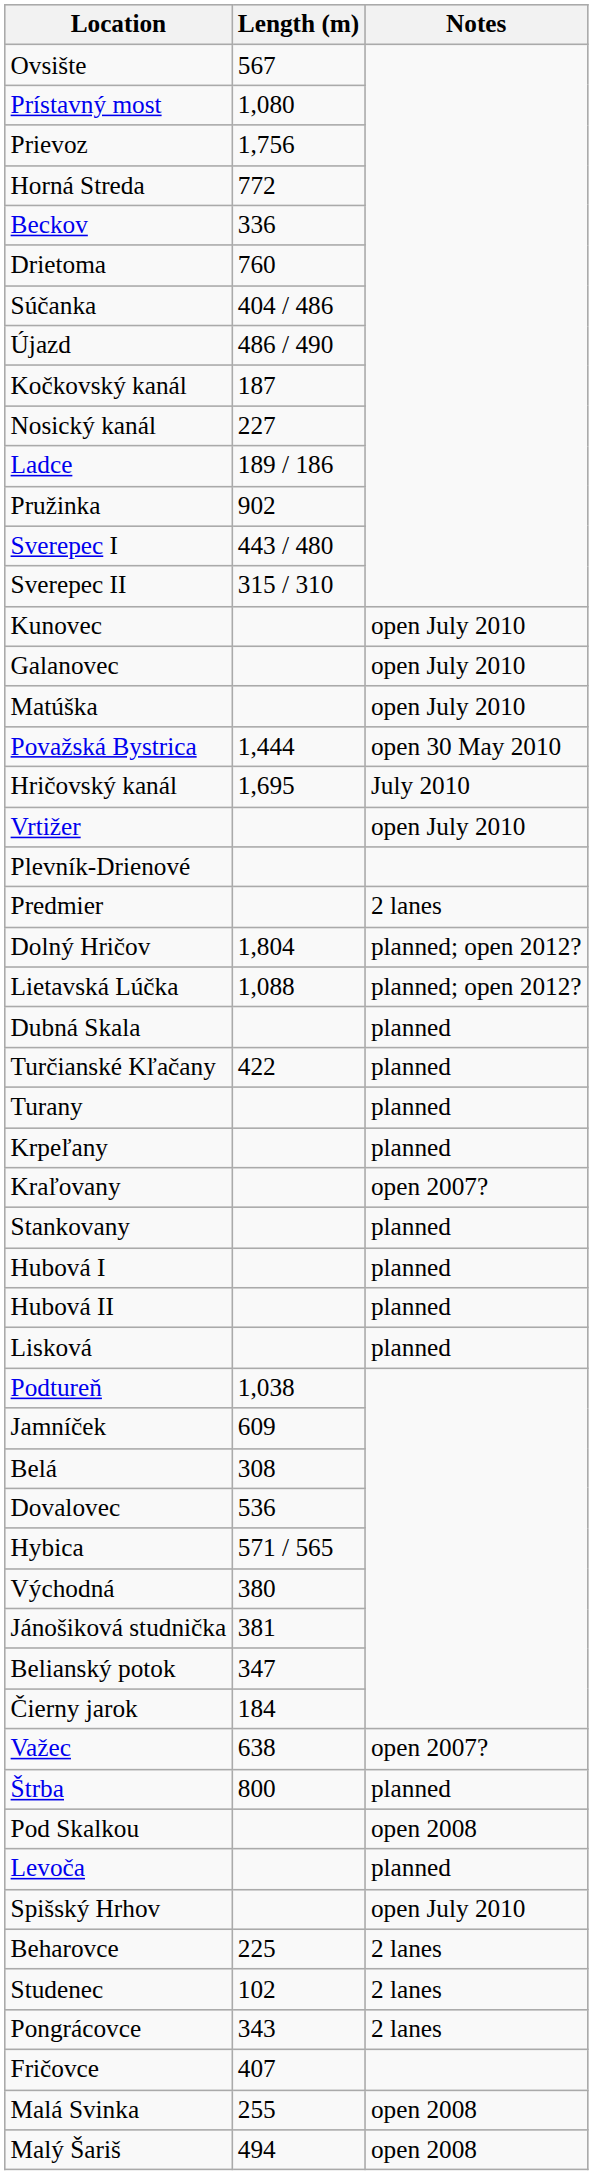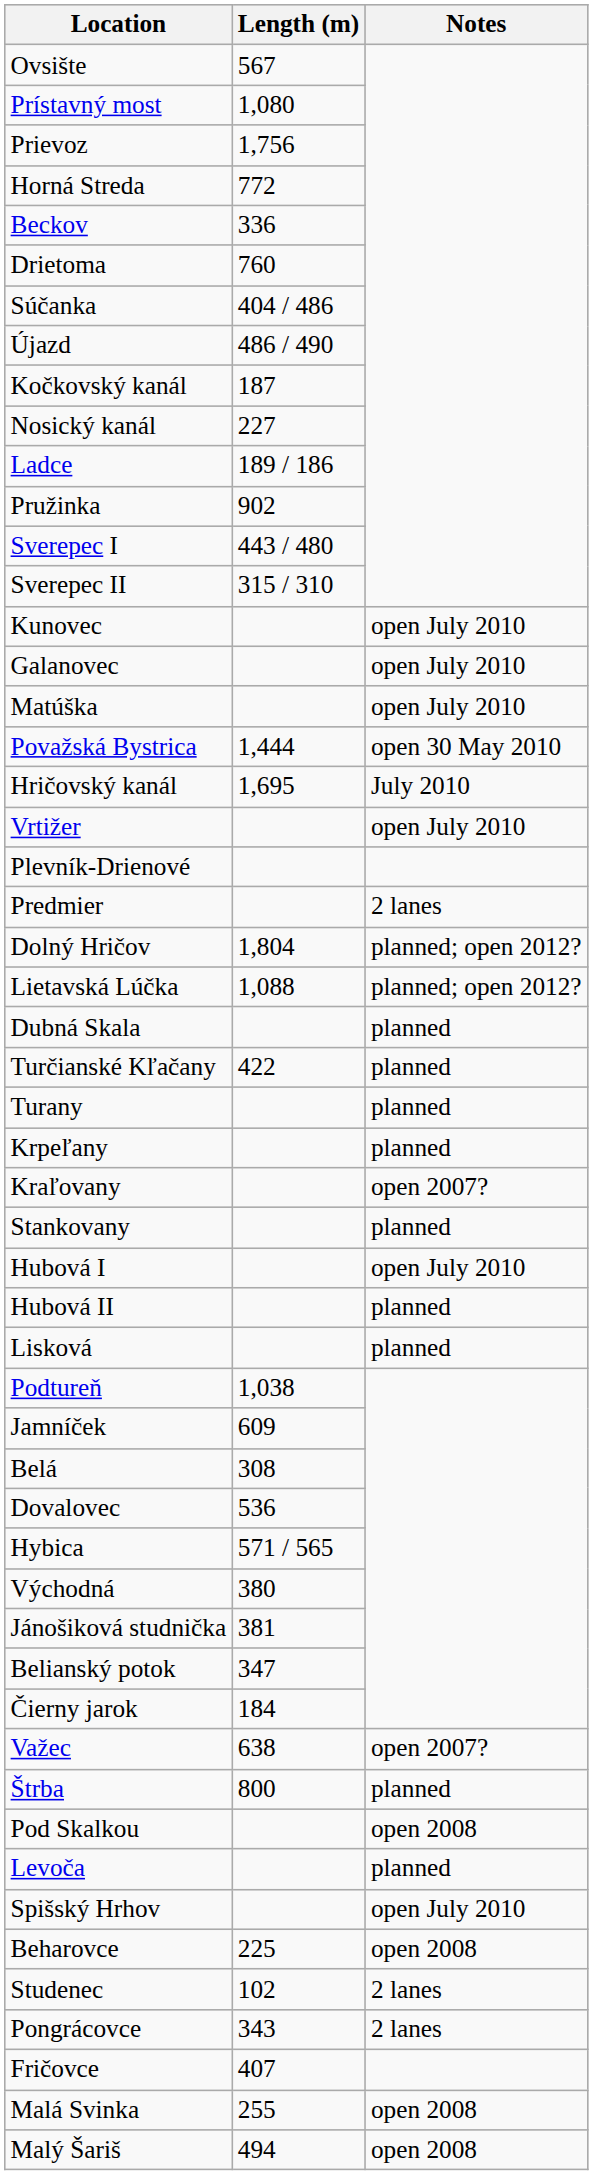(411, 1267) planned -> (448, 1267) open July 2010
(406, 1948) 2 lanes -> (424, 1948) open 2008
